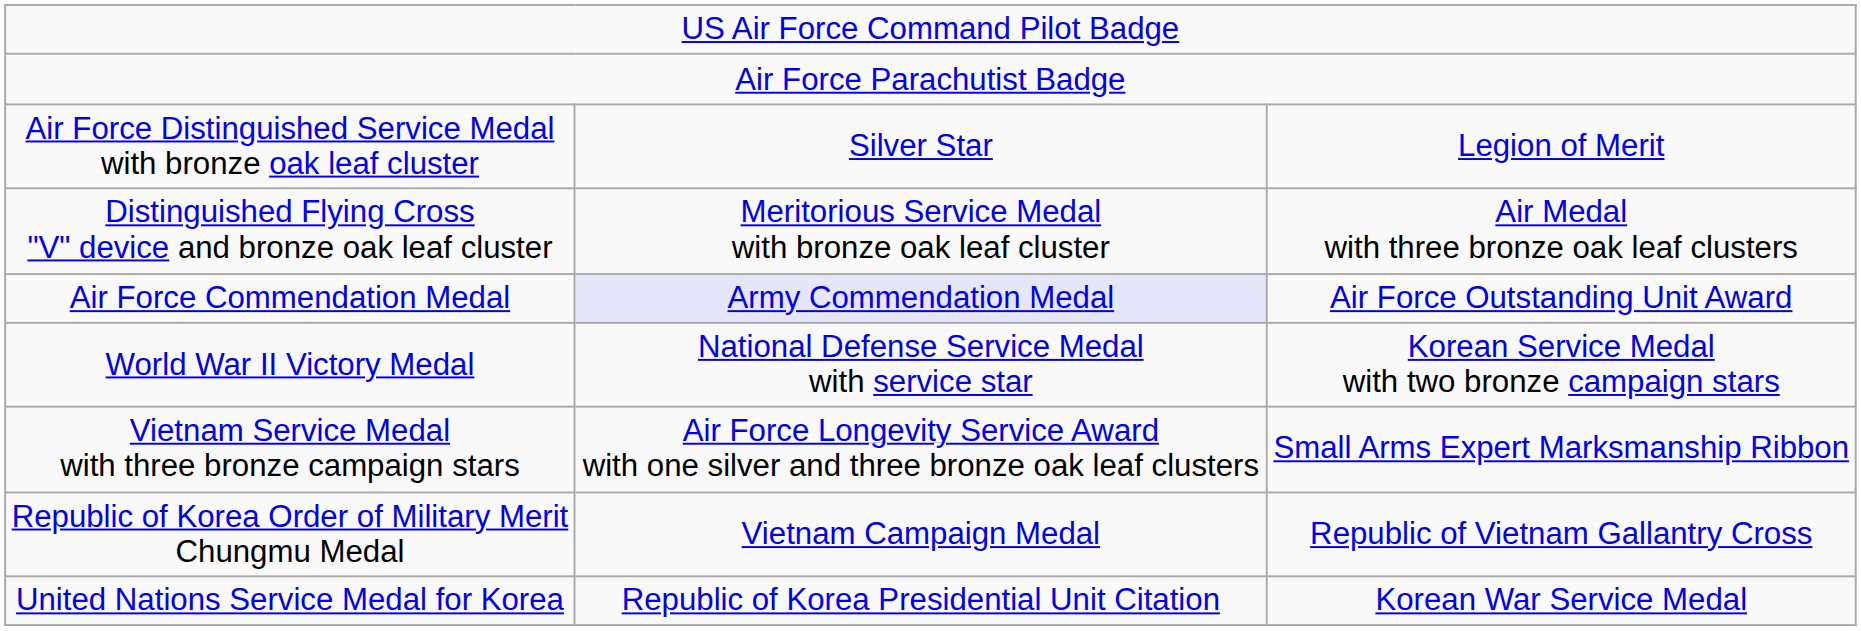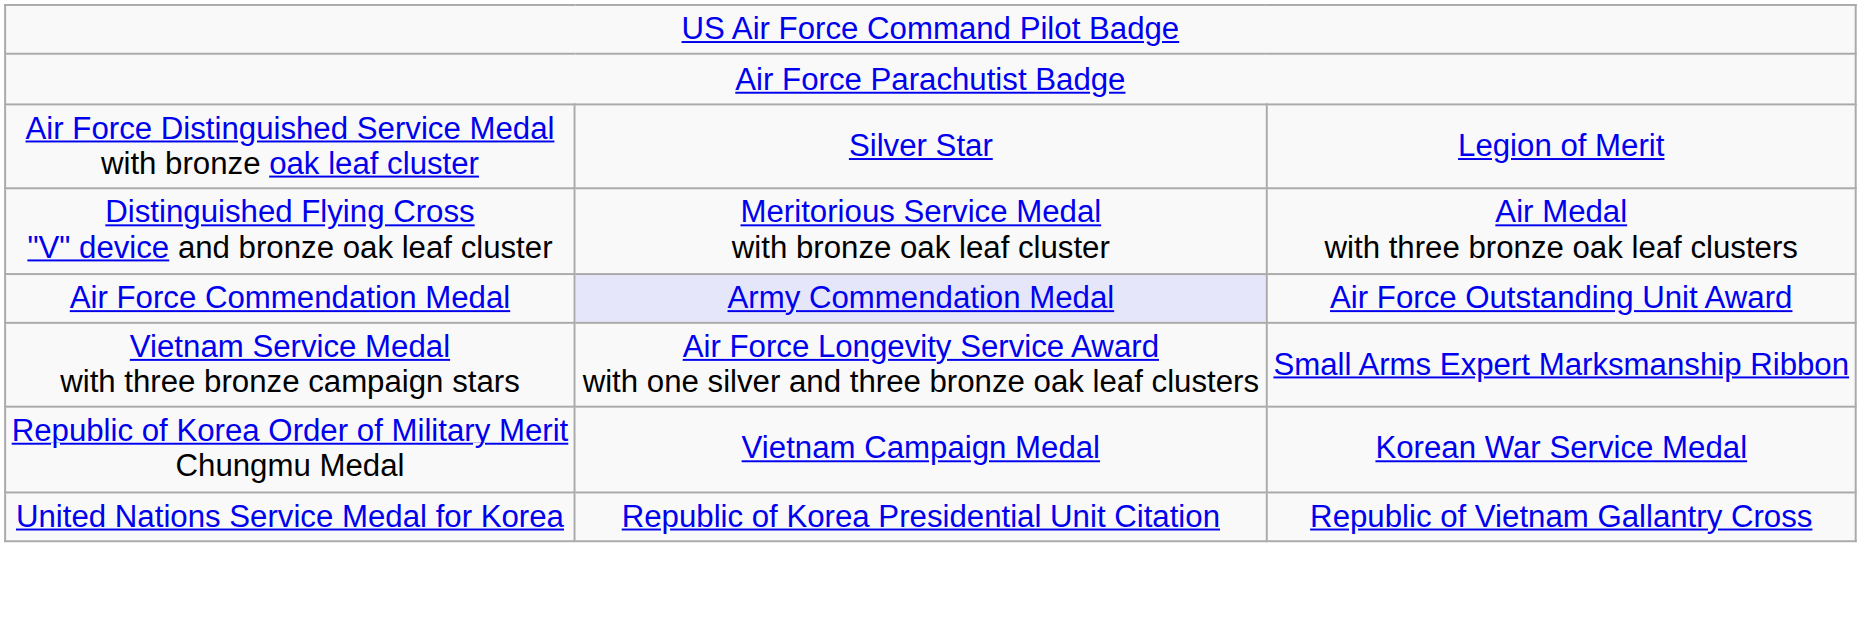- row: (290, 364)
(1561, 533) Republic of Vietnam Gallantry Cross -> (1561, 448) Korean War Service Medal
(1561, 600) Korean War Service Medal -> (1561, 516) Republic of Vietnam Gallantry Cross
